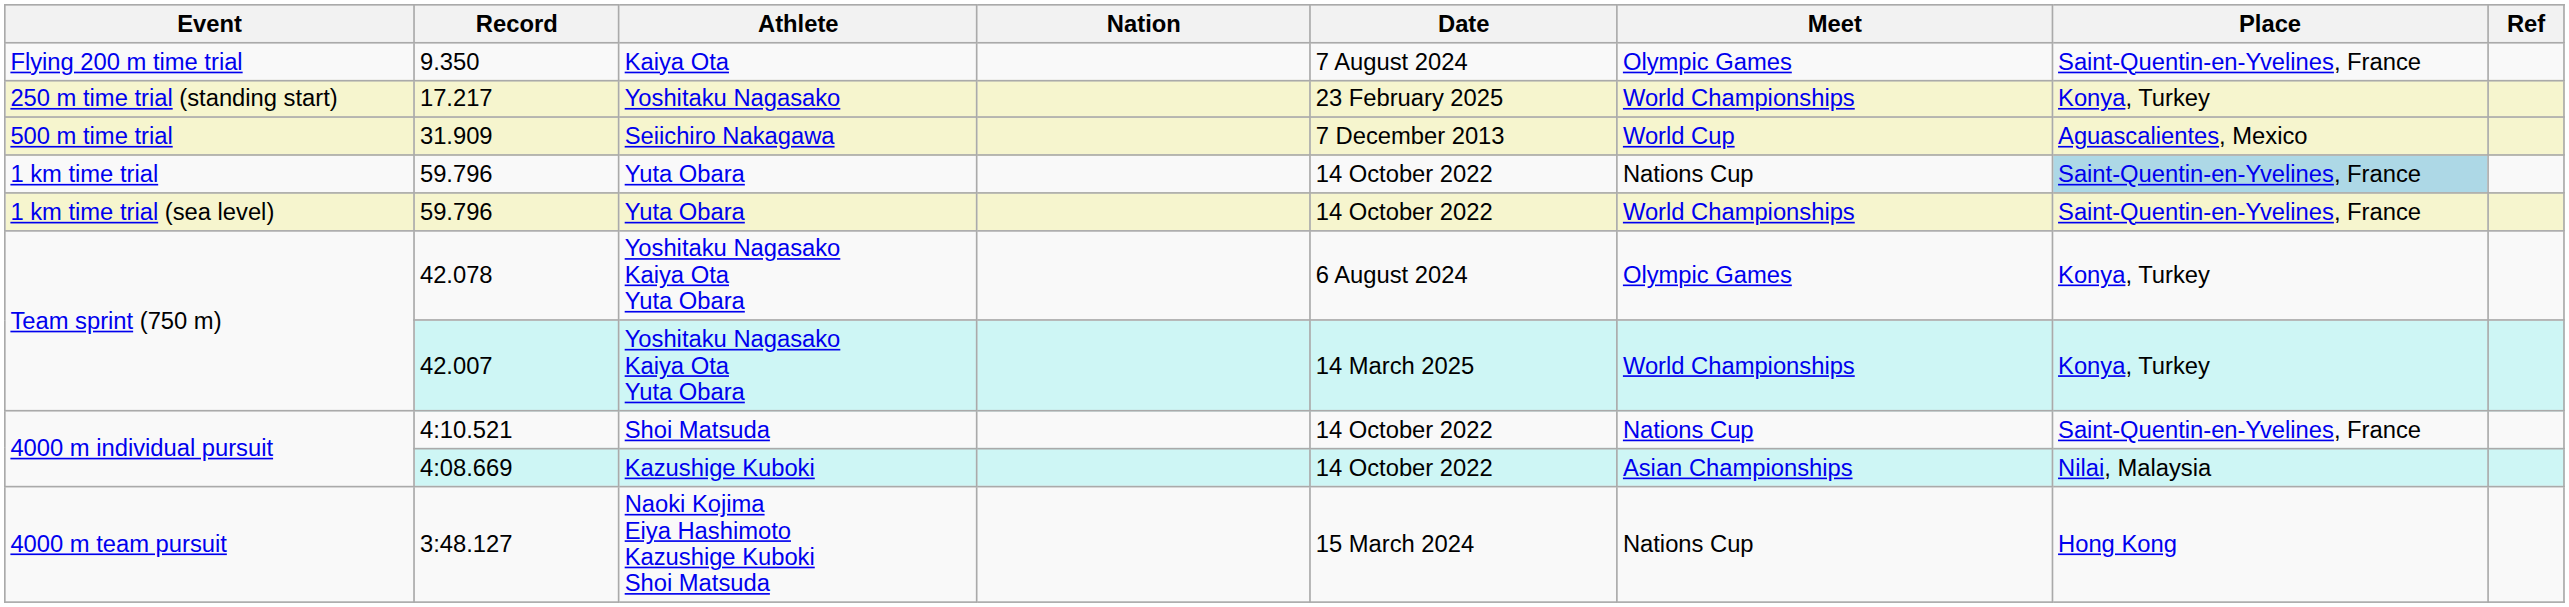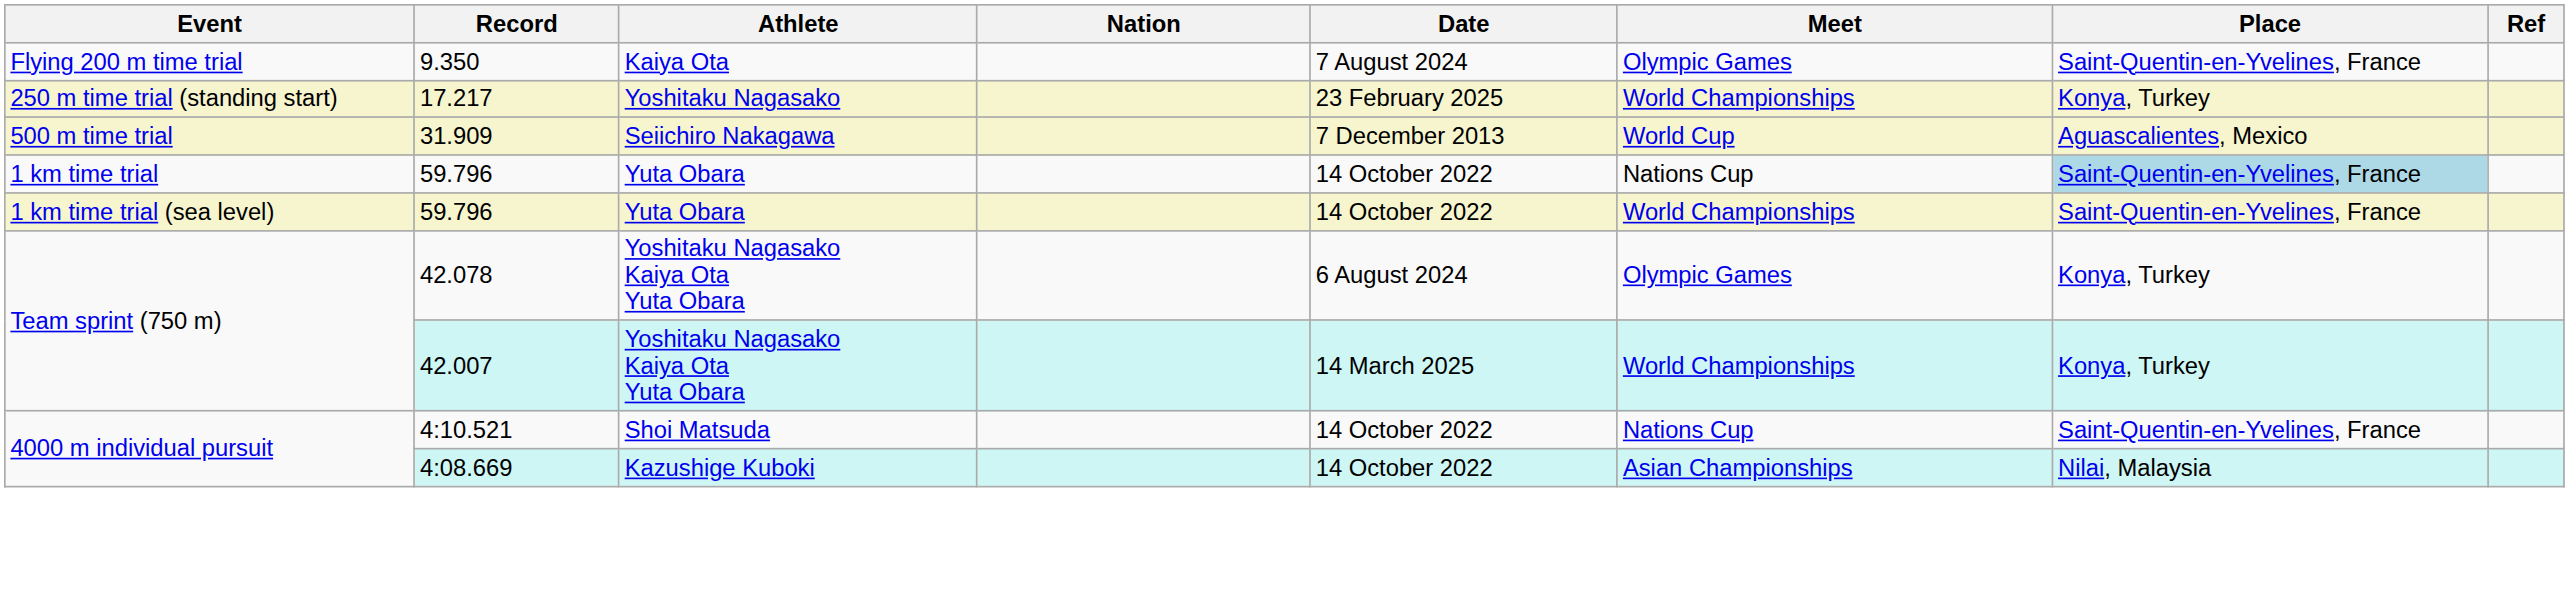- row: (119, 545)
